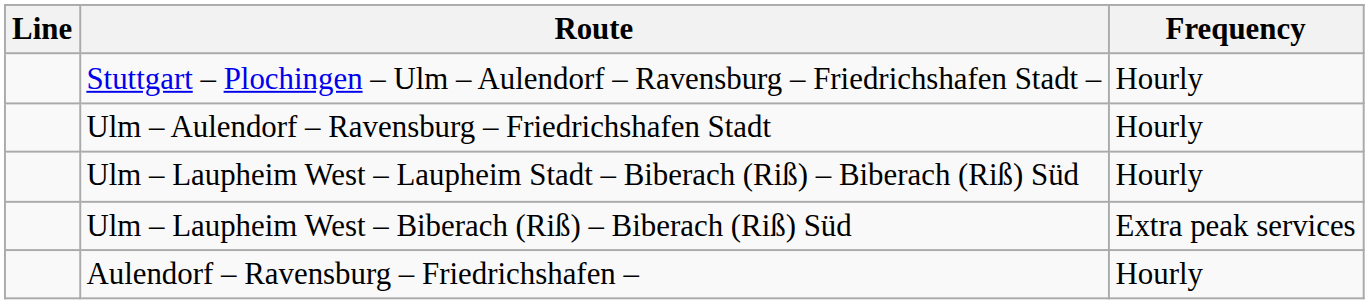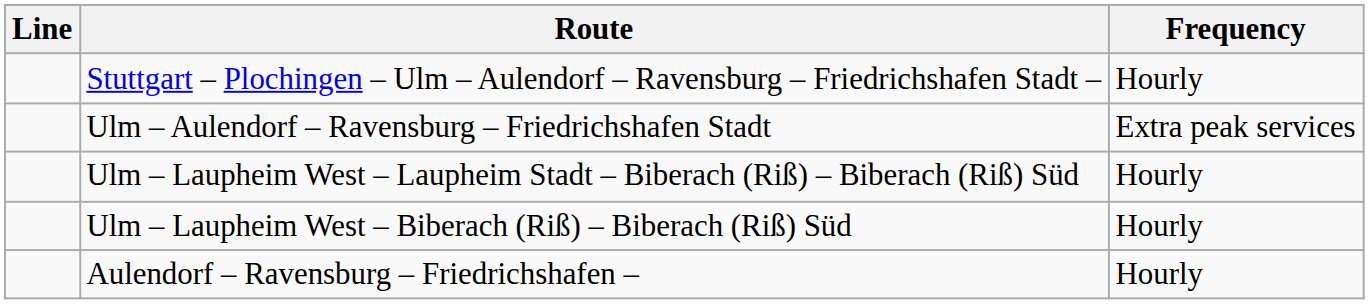(1159, 126) Hourly -> (1236, 126) Extra peak services
(1236, 224) Extra peak services -> (1159, 224) Hourly
